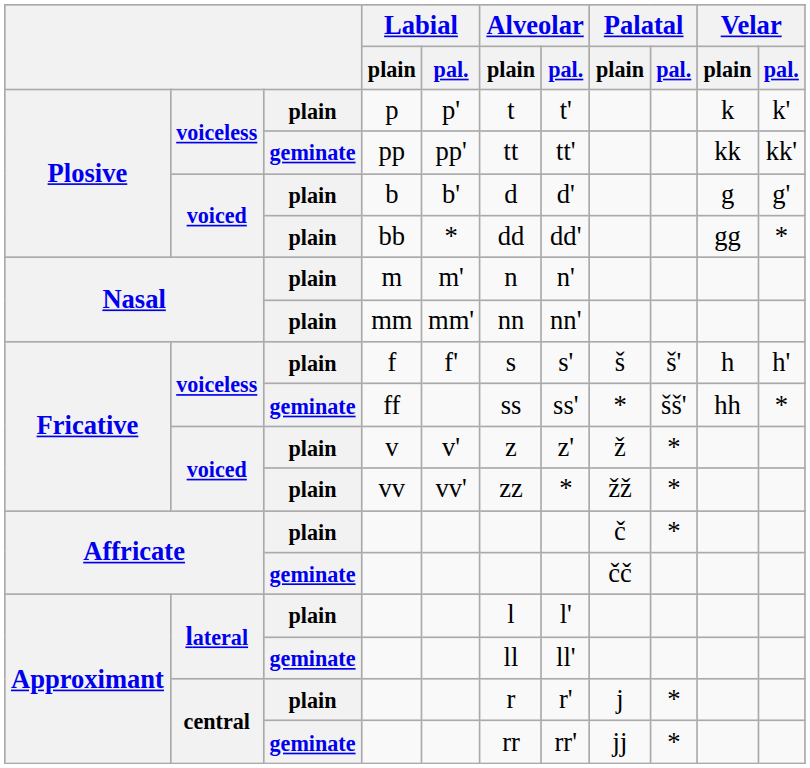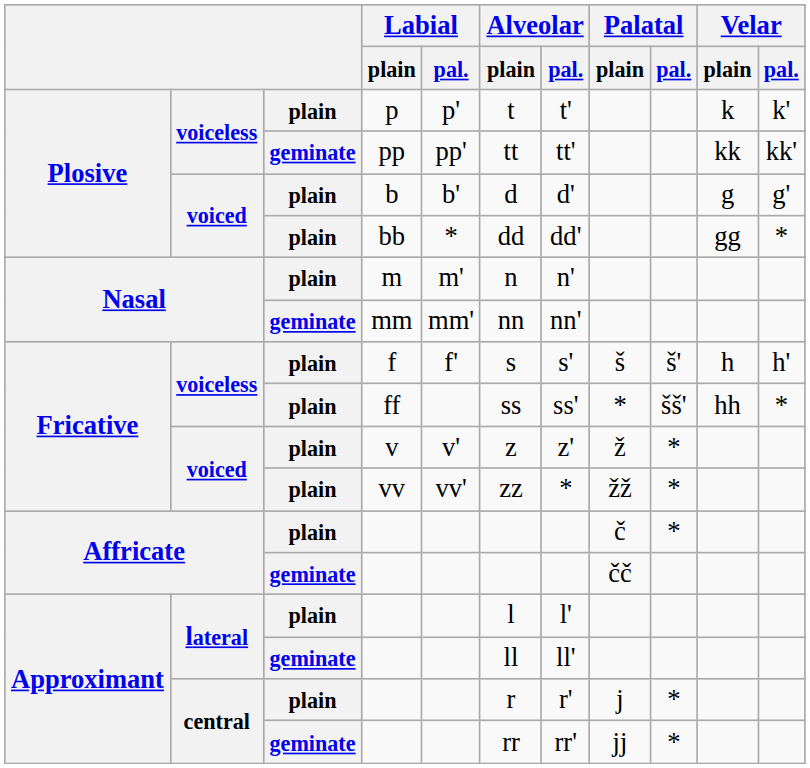(313, 322) plain -> (313, 322) geminate
(313, 406) geminate -> (313, 406) plain
